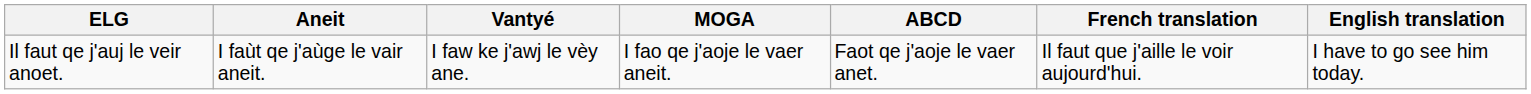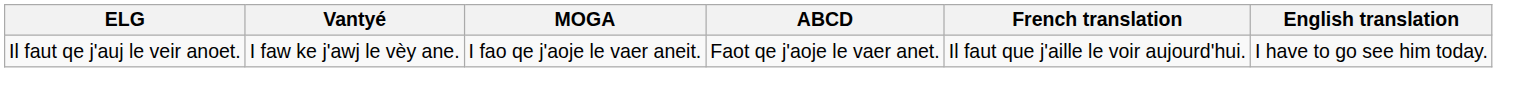- column: (320, 19)
